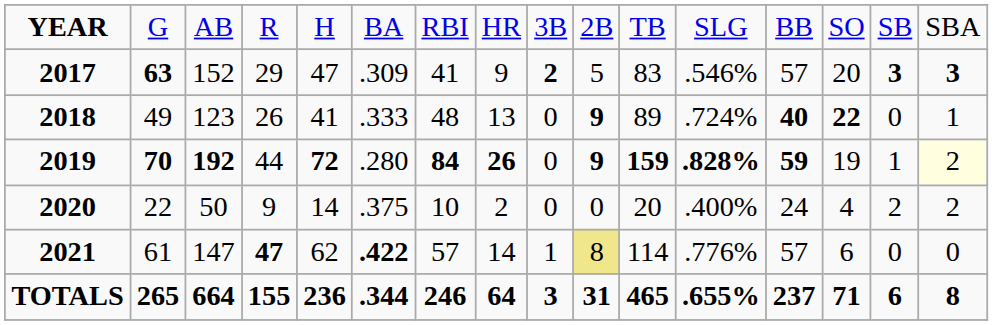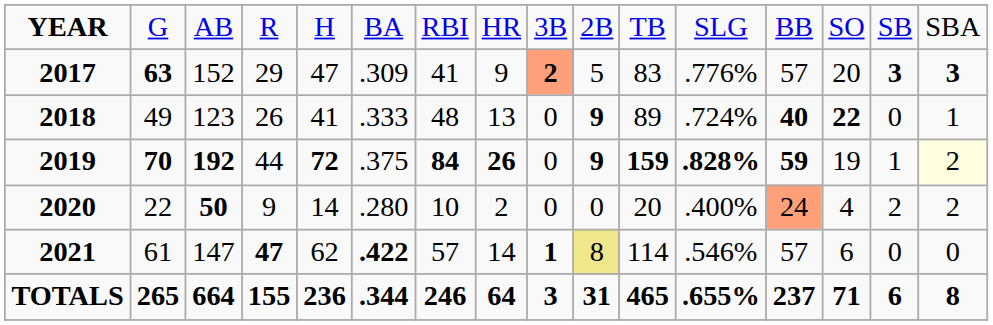(551, 71) no background -> (551, 71) lightsalmon background
(721, 71) .546% -> (721, 71) .776%
(384, 161) .280 -> (384, 161) .375
(214, 206) normal -> (214, 206) bold
(384, 206) .375 -> (384, 206) .280
(794, 206) no background -> (794, 206) lightsalmon background
(551, 251) normal -> (551, 251) bold
(721, 251) .776% -> (721, 251) .546%
